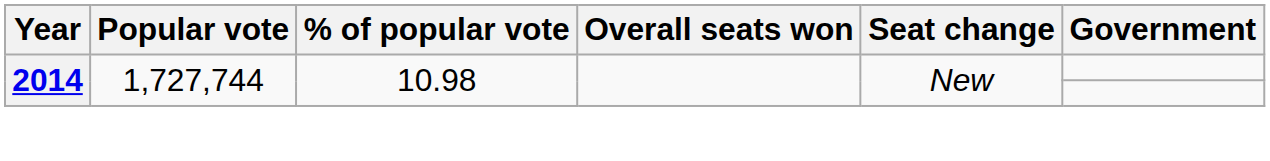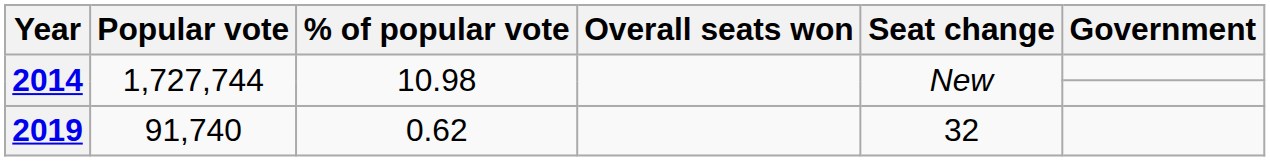+ row: (48, 130)
